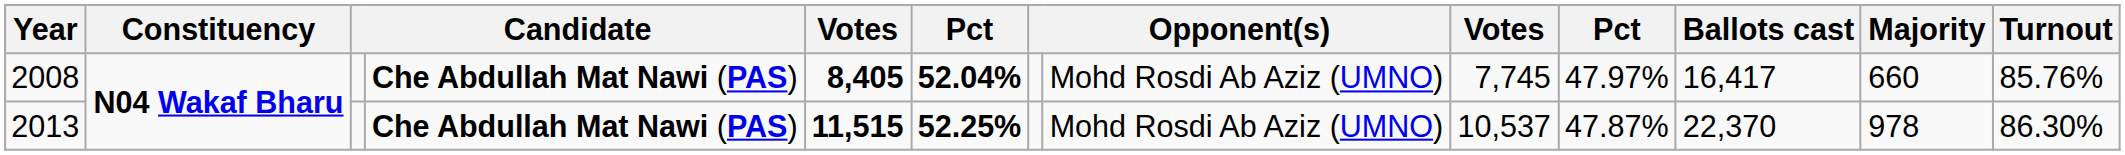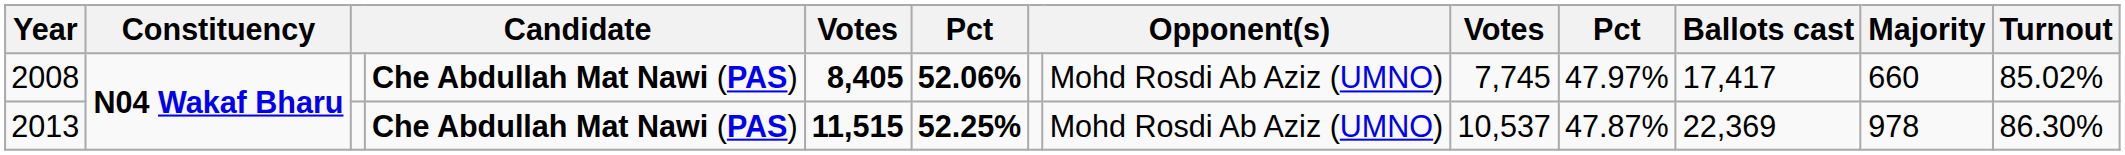(969, 78) 52.04% -> (969, 78) 52.06%
(1729, 78) 16,417 -> (1729, 78) 17,417
(2051, 78) 85.76% -> (2051, 78) 85.02%
(1729, 126) 22,370 -> (1729, 126) 22,369
